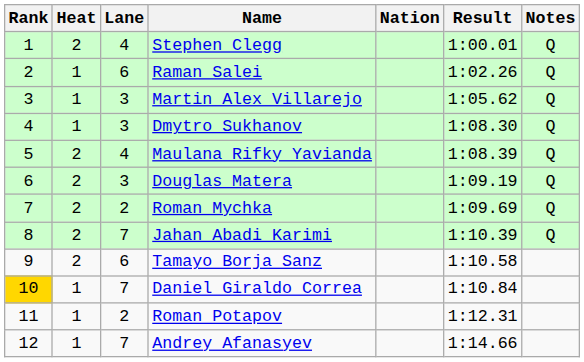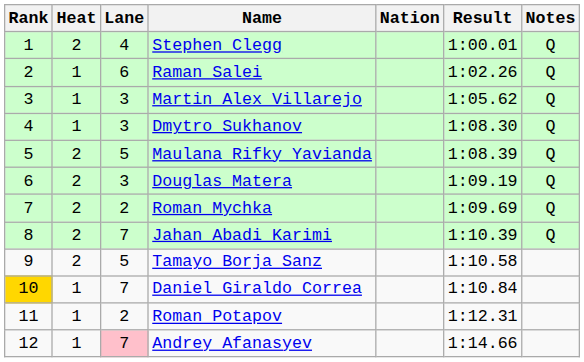(124, 154) 4 -> (124, 154) 5
(124, 262) 6 -> (124, 262) 5
(124, 344) no background -> (124, 344) pink background
